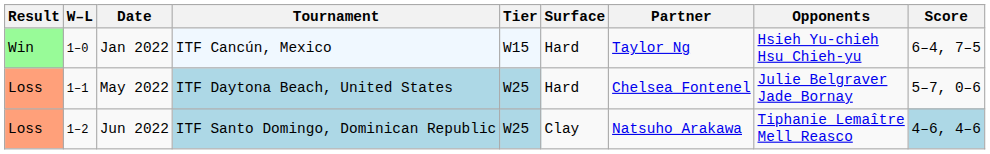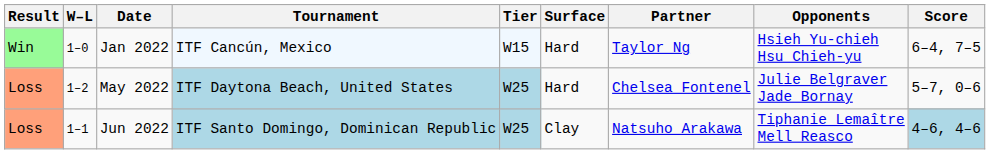(78, 89) 1–1 -> (78, 89) 1–2
(78, 129) 1–2 -> (78, 129) 1–1
